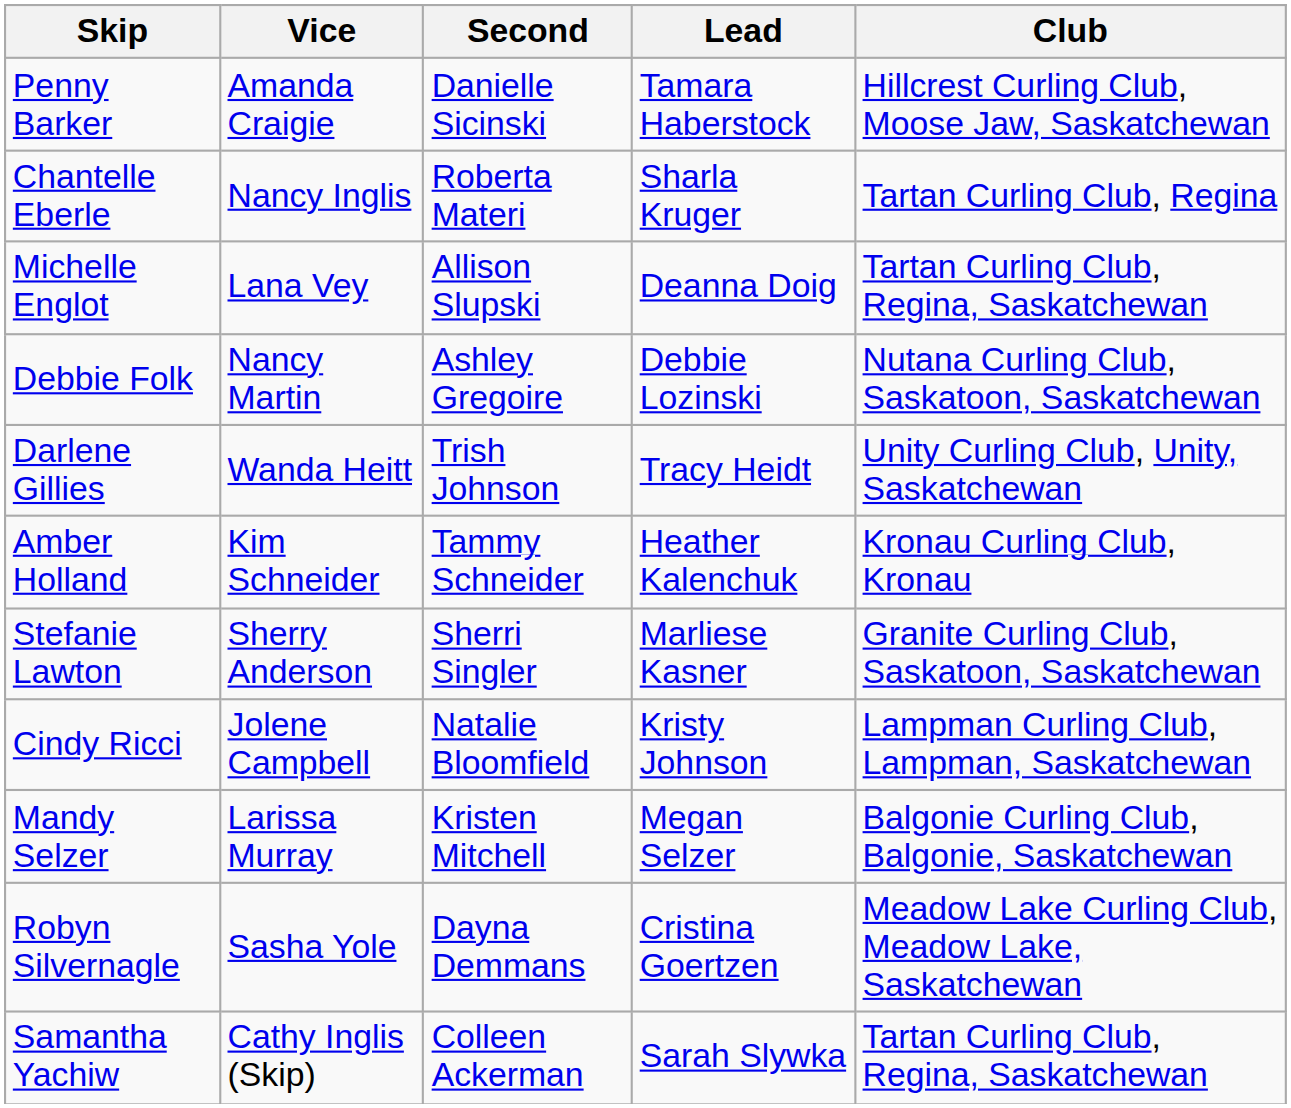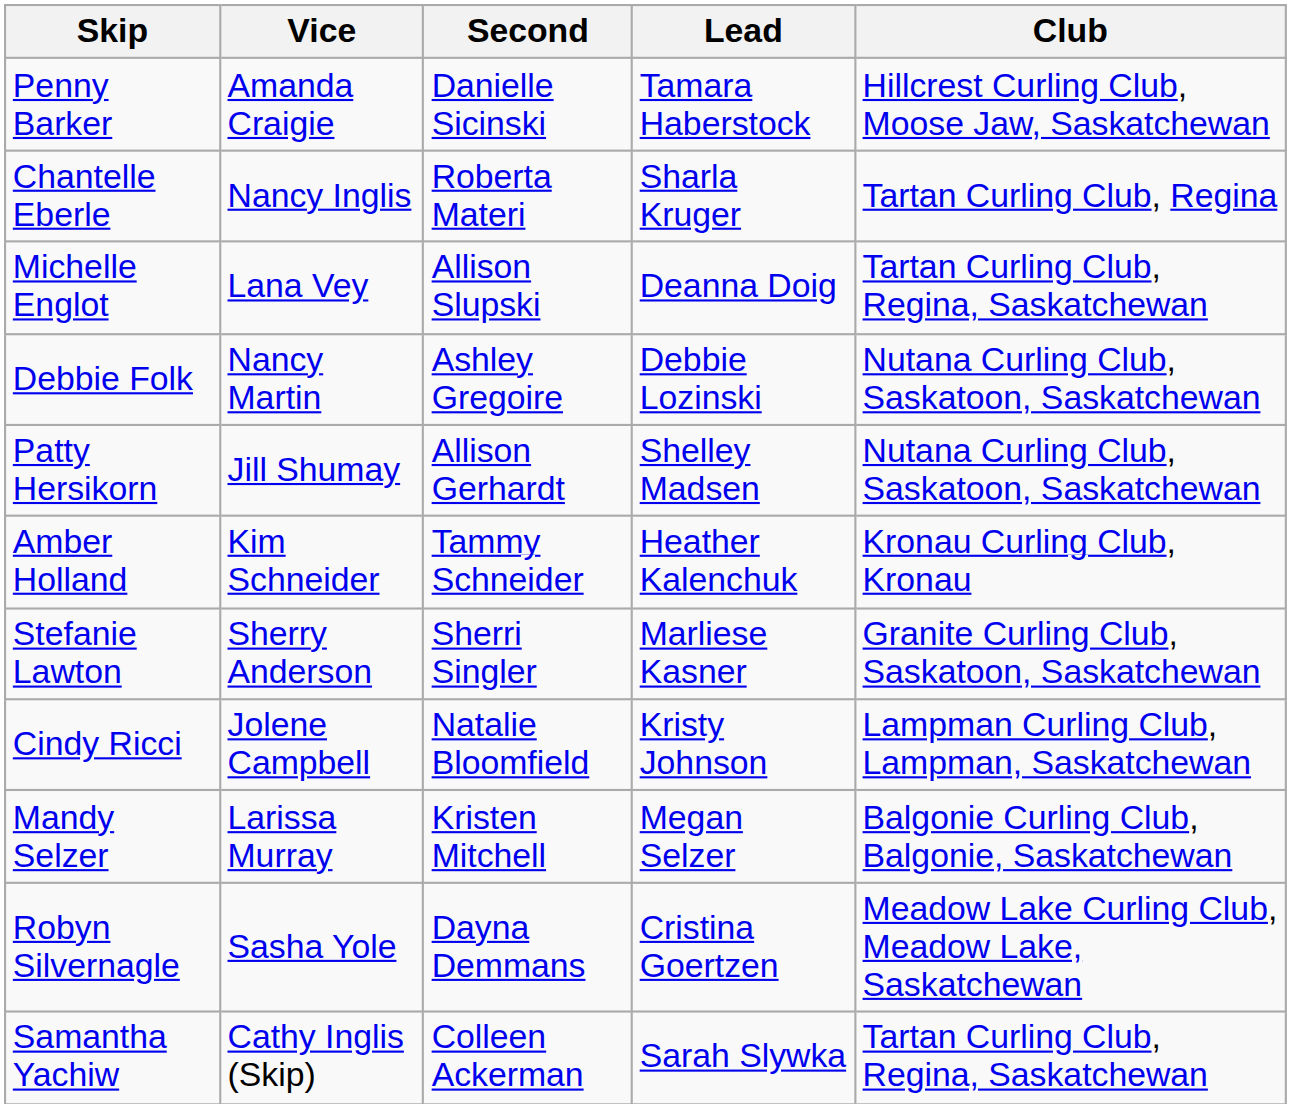- row: (72, 469)
+ row: (85, 469)
